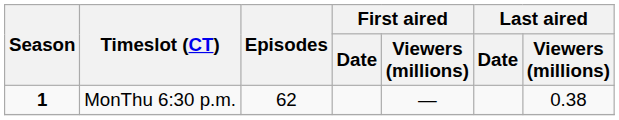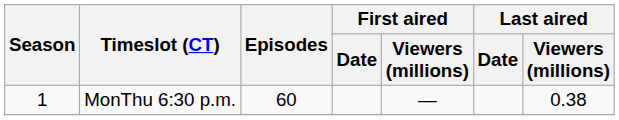(42, 99) bold -> (42, 99) normal
(286, 99) 62 -> (286, 99) 60
